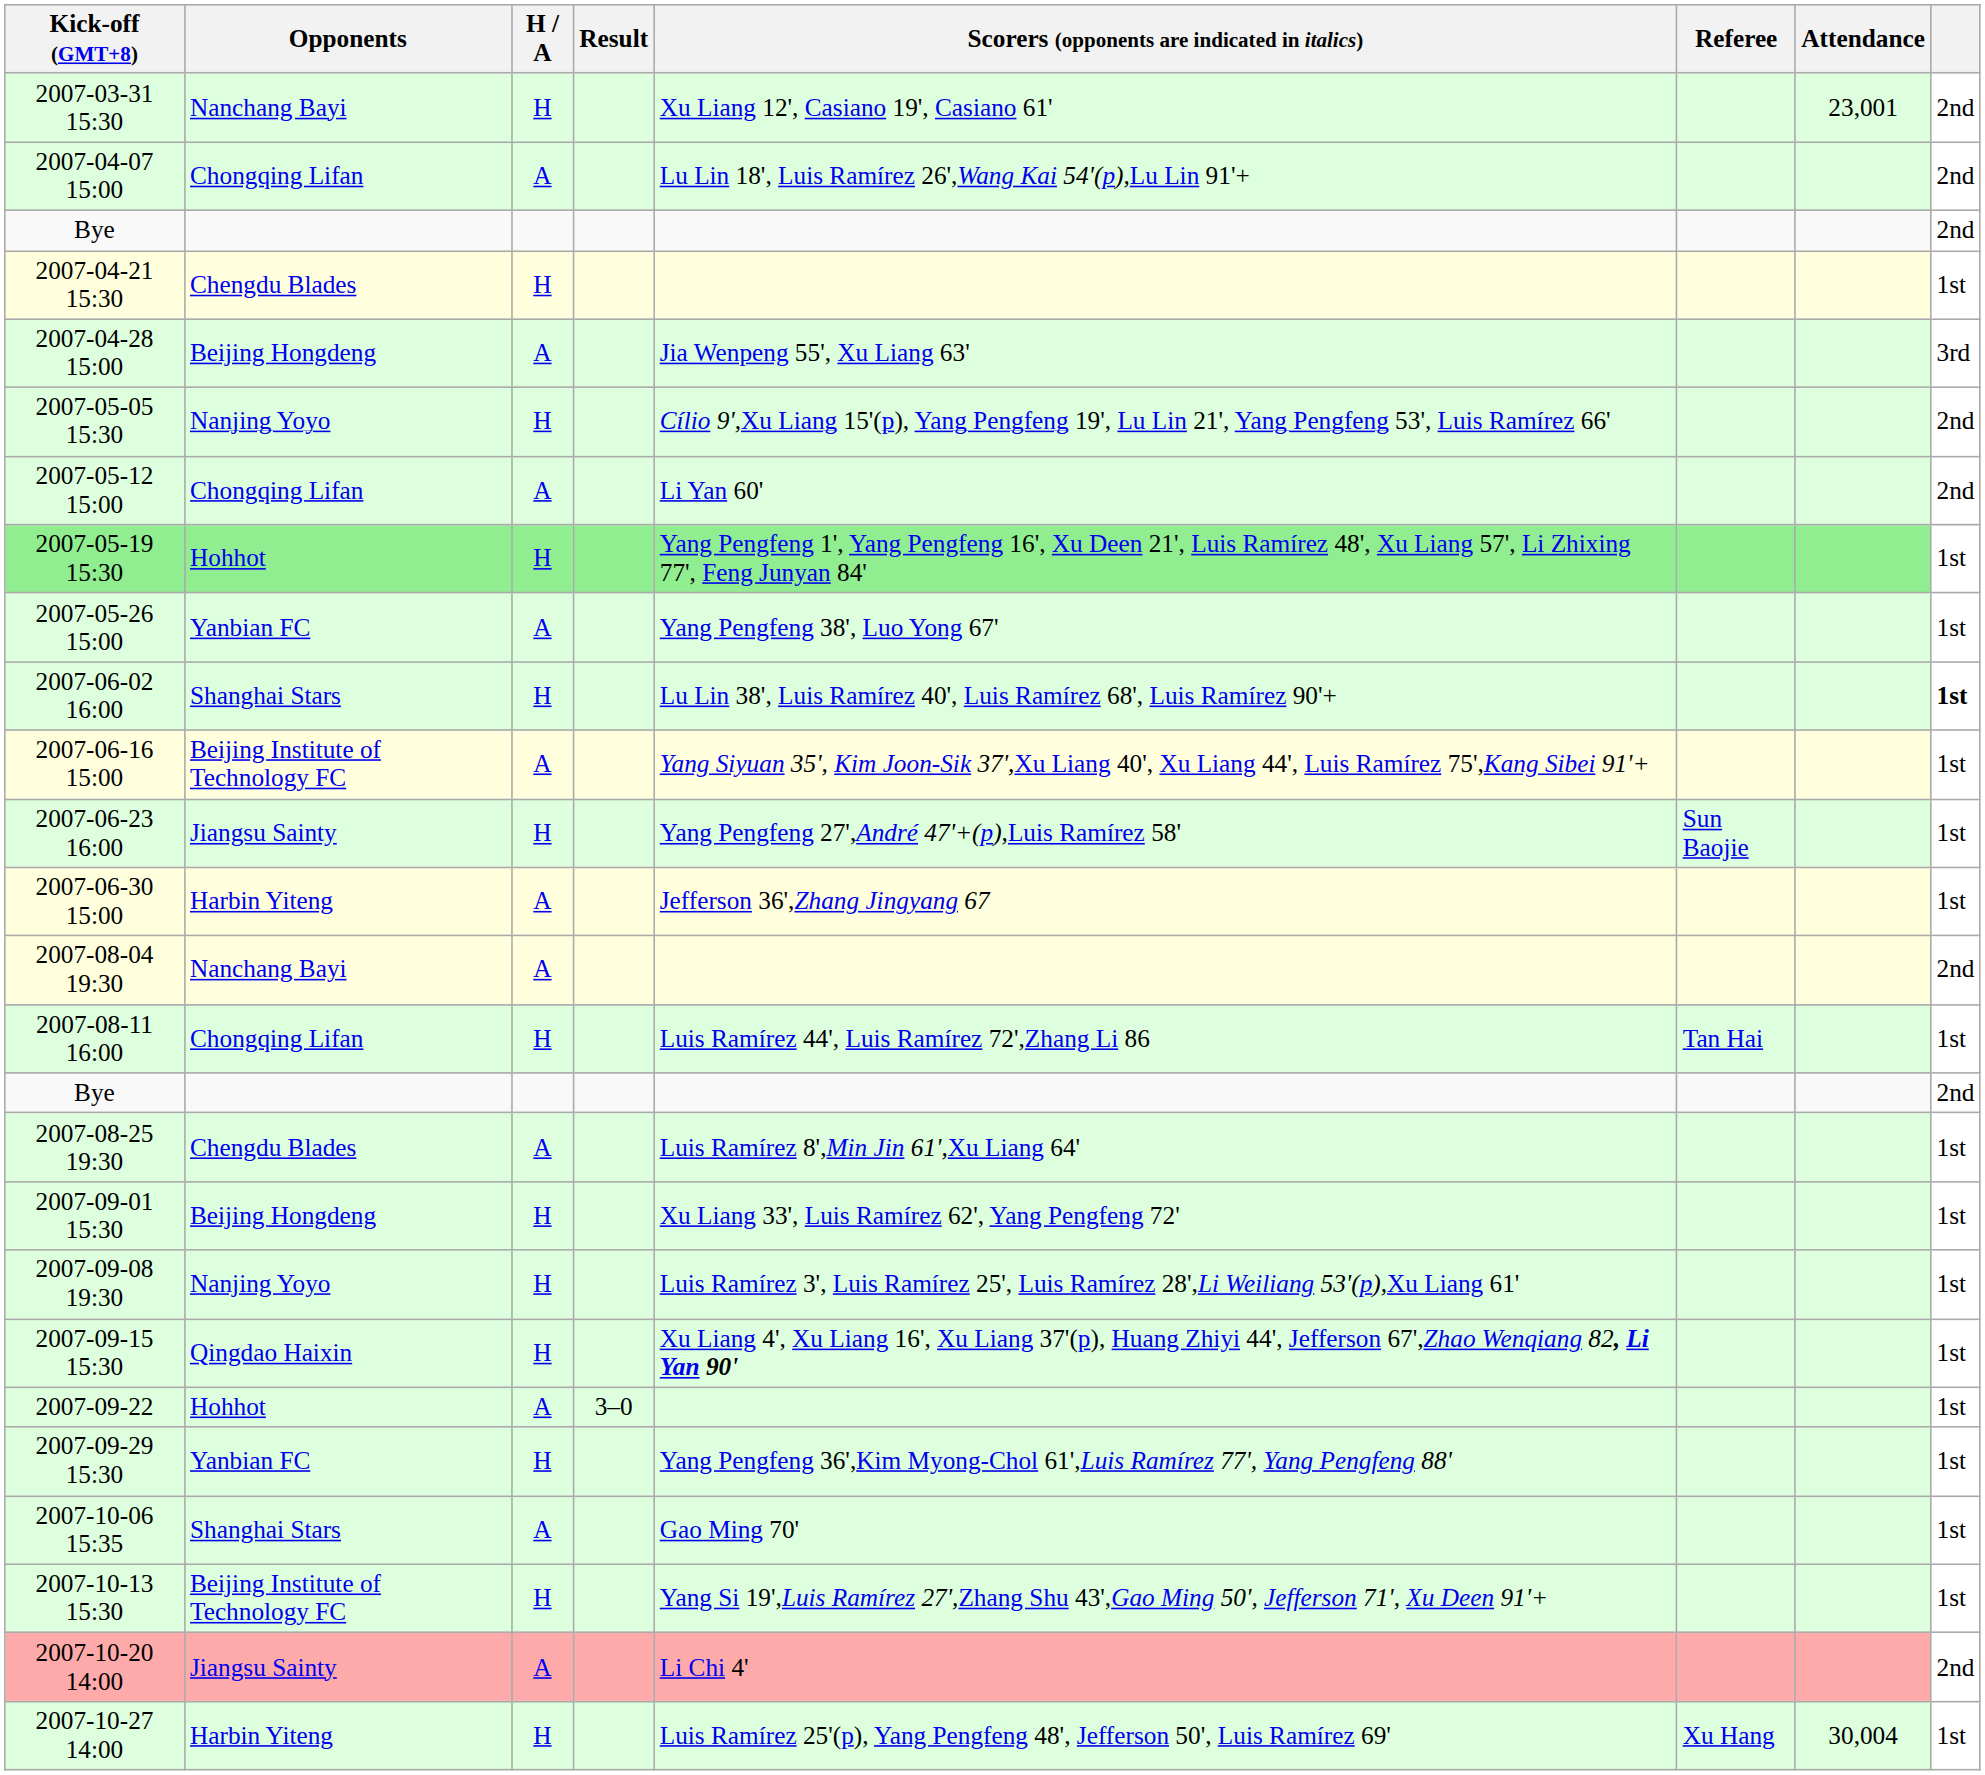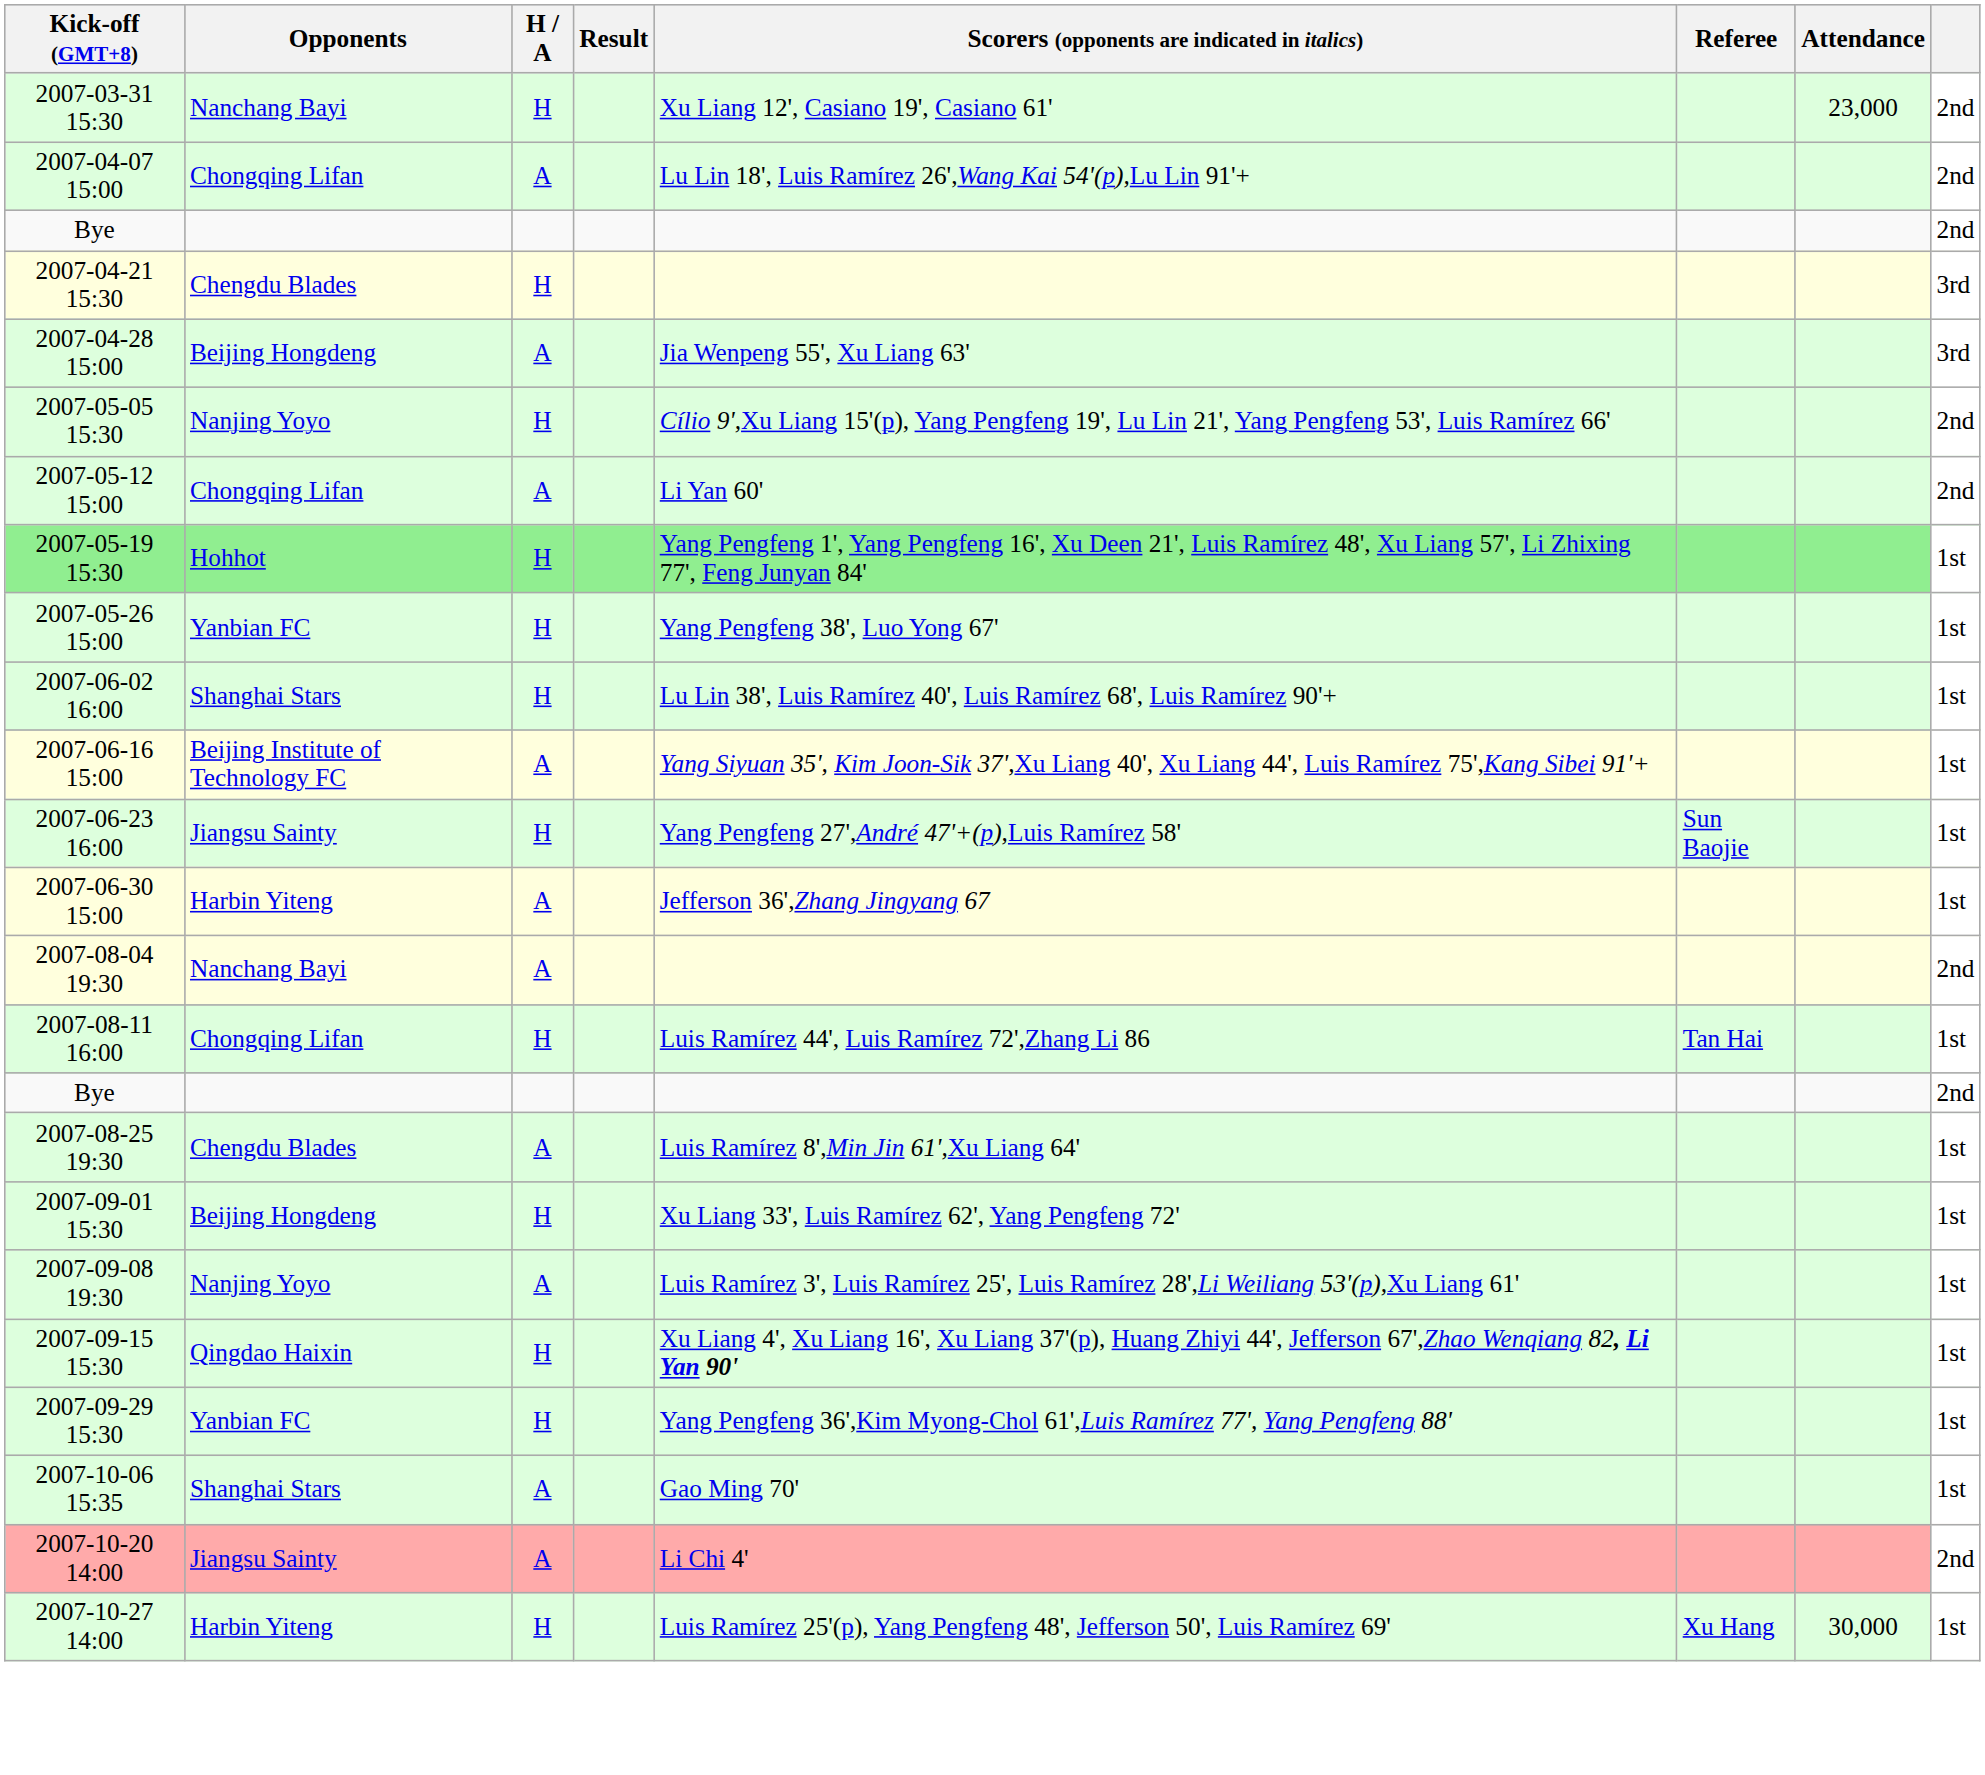(1863, 107) 23,001 -> (1863, 107) 23,000
(1951, 284) 1st -> (1953, 284) 3rd
(542, 627) A -> (542, 627) H
(1952, 695) bold -> (1951, 695) normal
(542, 1284) H -> (542, 1284) A
- row: (94, 1406)
- row: (94, 1598)
(1863, 1735) 30,004 -> (1863, 1626) 30,000
